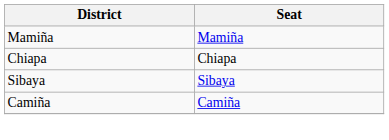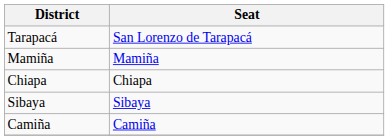+ row: (32, 37)
